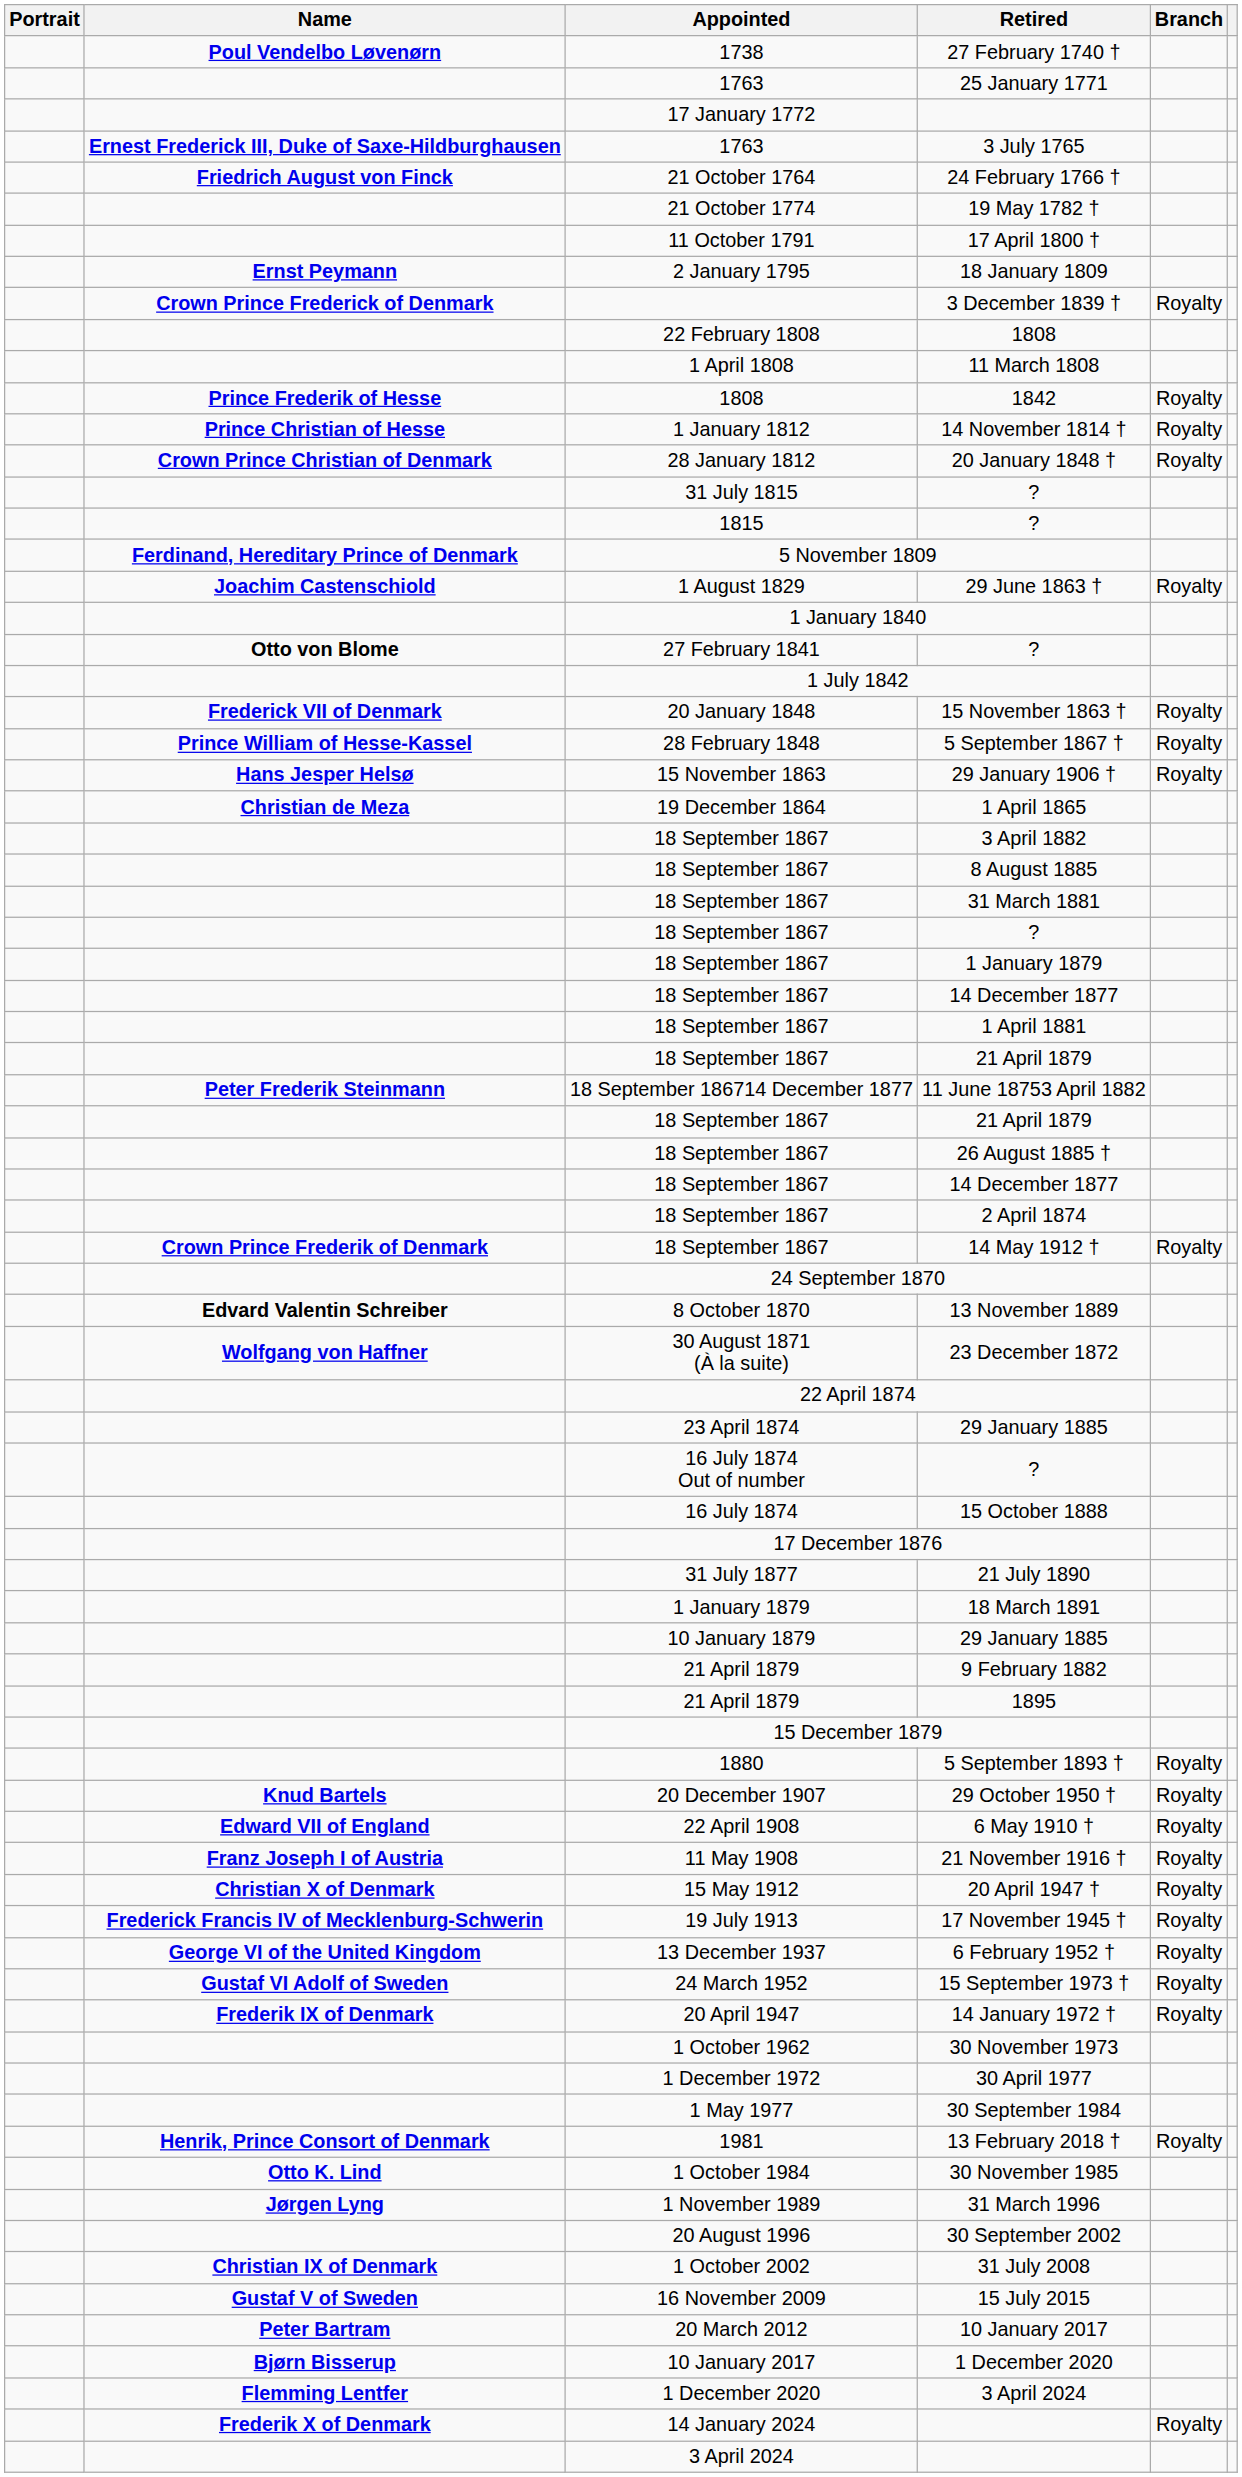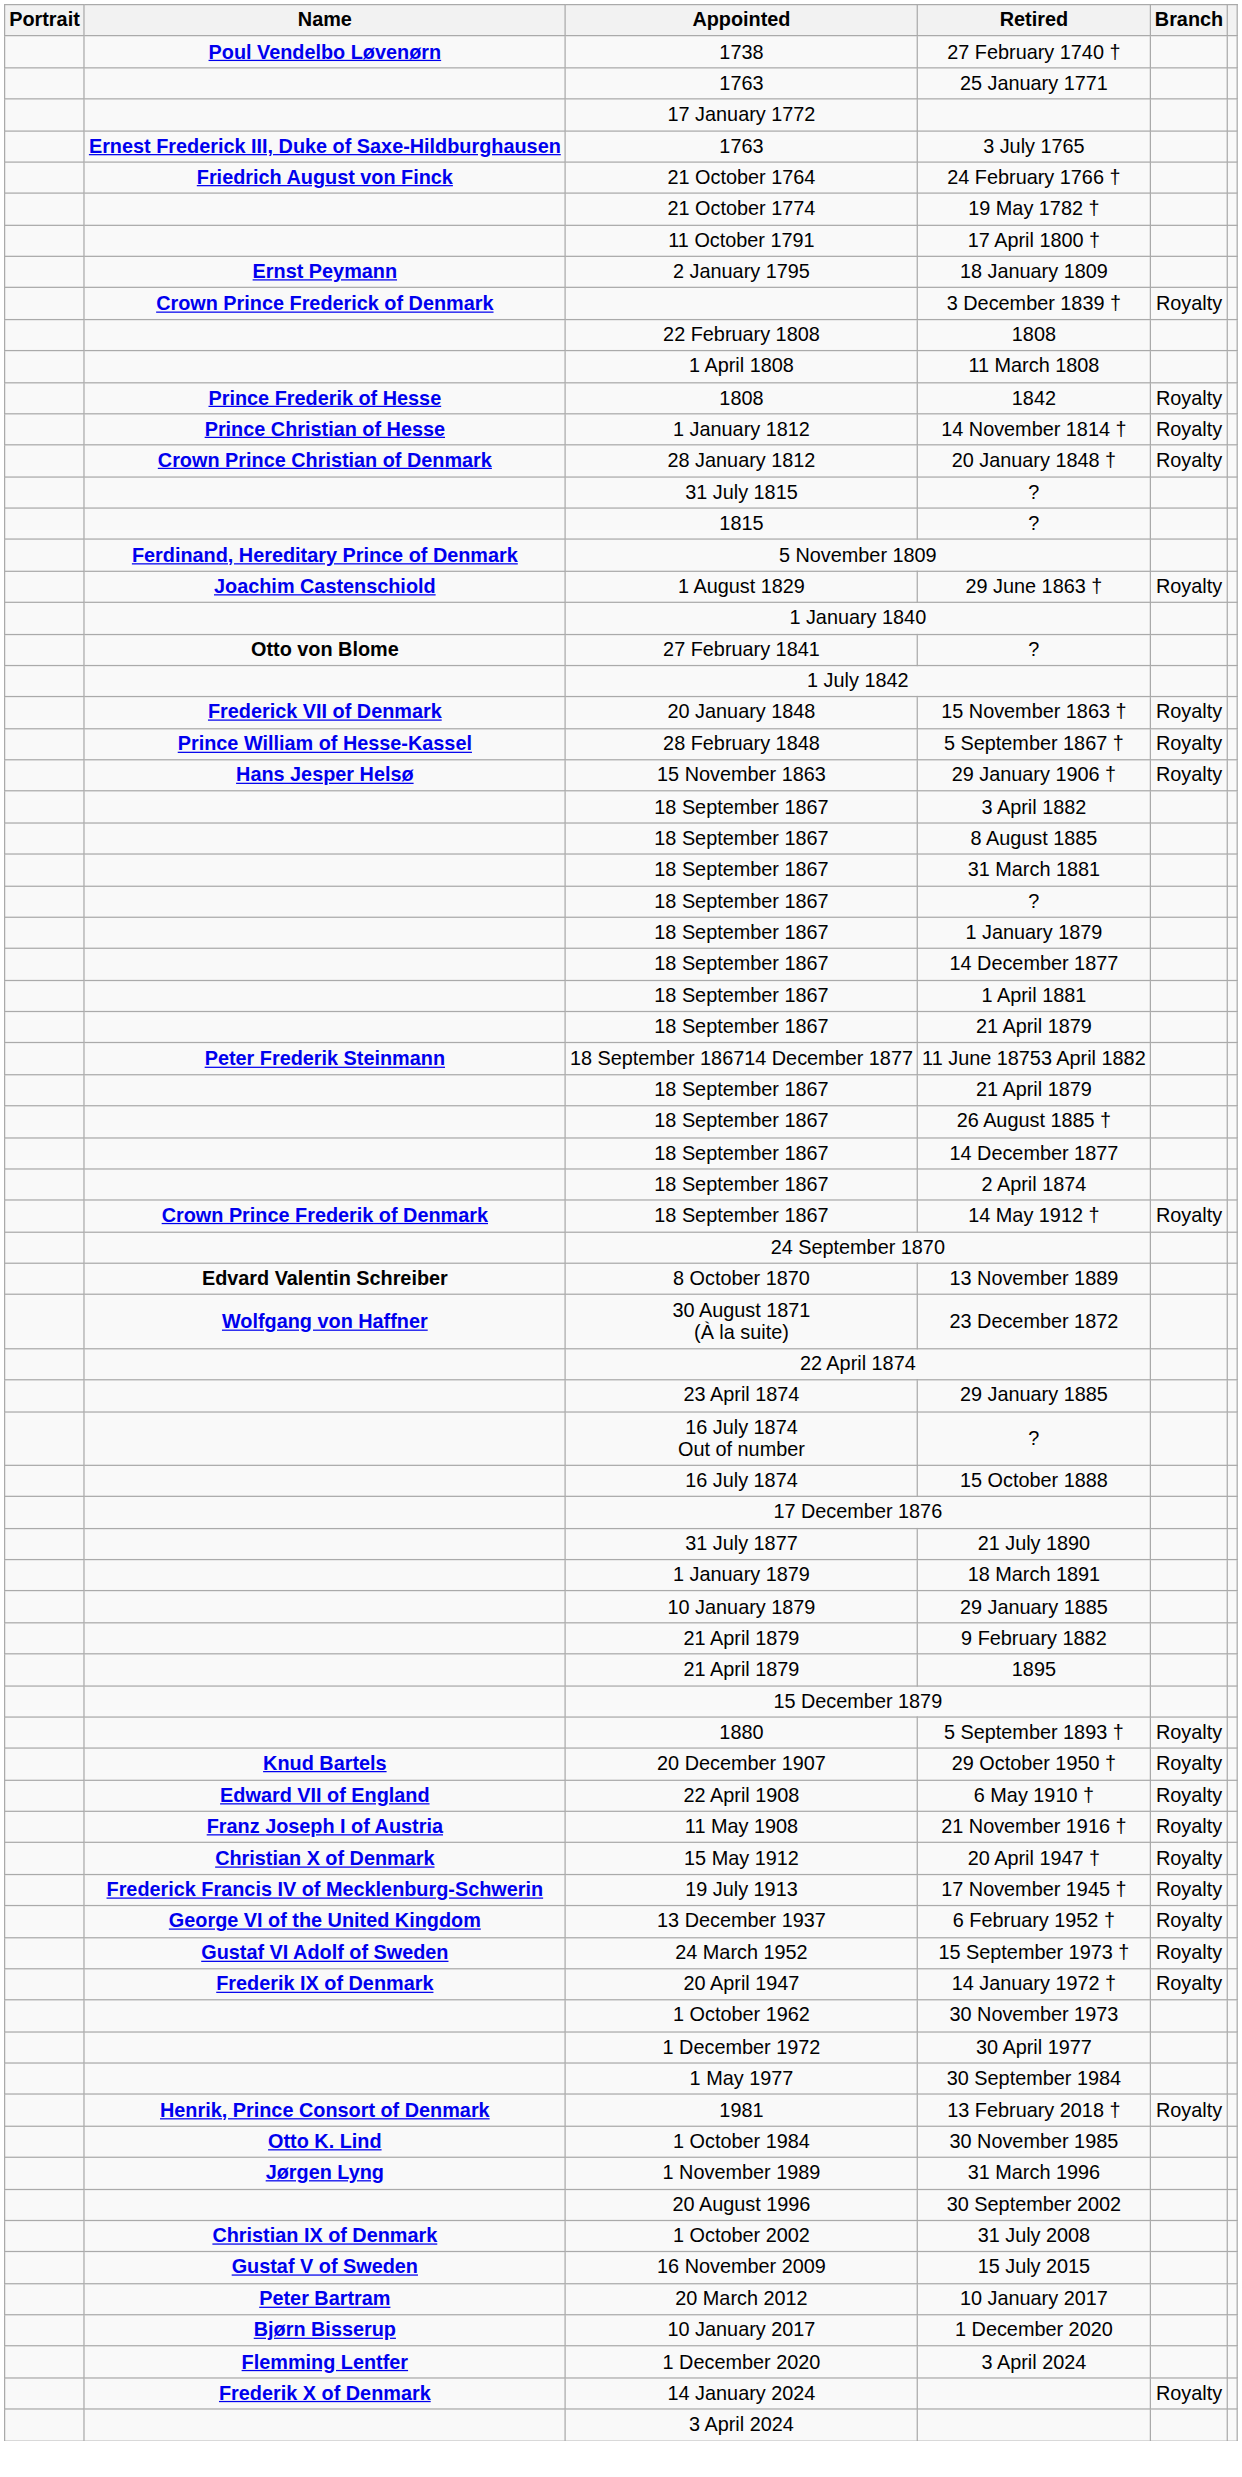- row: (741, 806)
